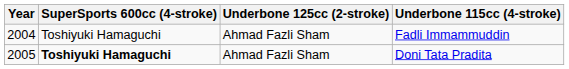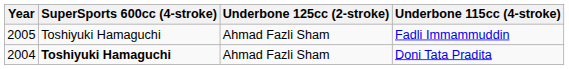(21, 34) 2004 -> (21, 34) 2005
(21, 54) 2005 -> (21, 54) 2004
